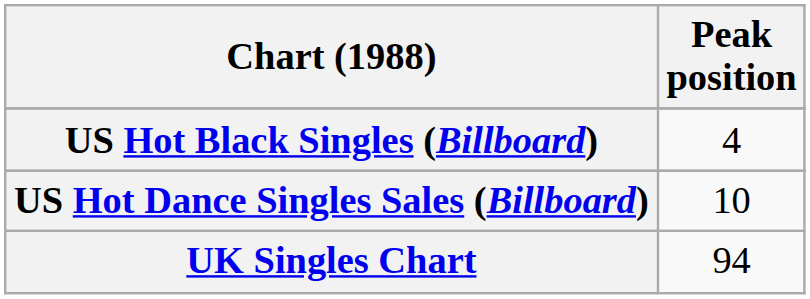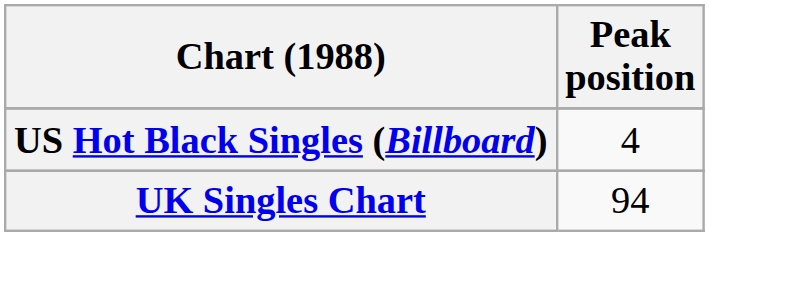- row: (331, 199)
